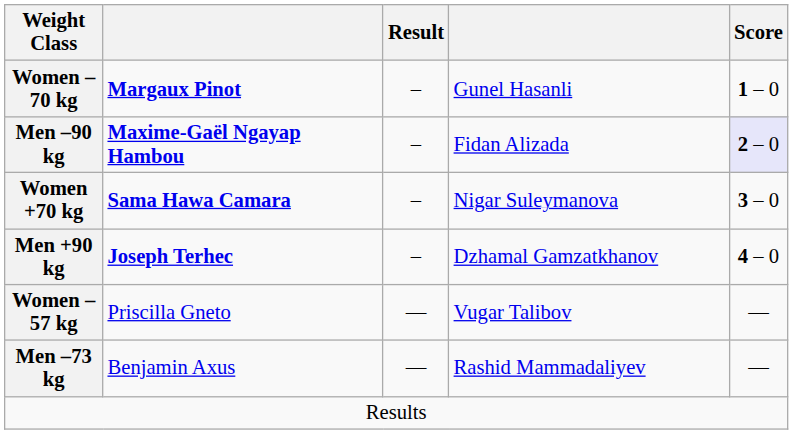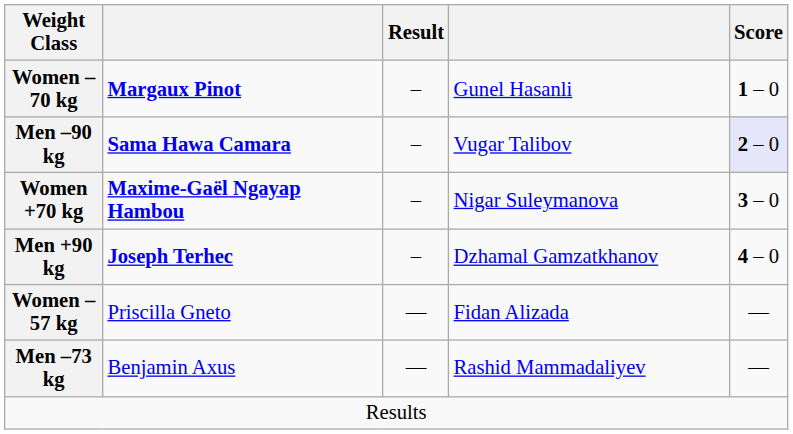(204, 144) Maxime-Gaël Ngayap Hambou -> (199, 144) Sama Hawa Camara
(511, 144) Fidan Alizada -> (513, 144) Vugar Talibov
(199, 200) Sama Hawa Camara -> (204, 200) Maxime-Gaël Ngayap Hambou
(513, 312) Vugar Talibov -> (511, 312) Fidan Alizada
